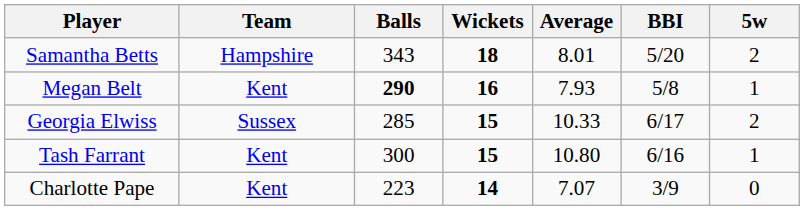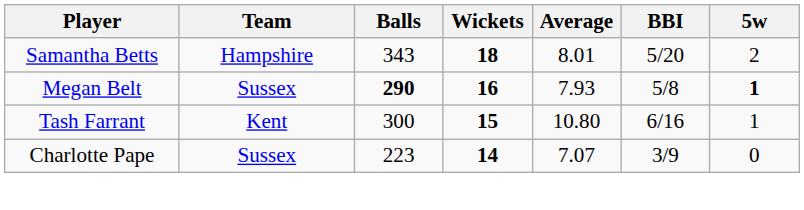(267, 88) Kent -> (267, 88) Sussex
(754, 88) normal -> (754, 88) bold
- row: (92, 121)
(267, 188) Kent -> (267, 155) Sussex
